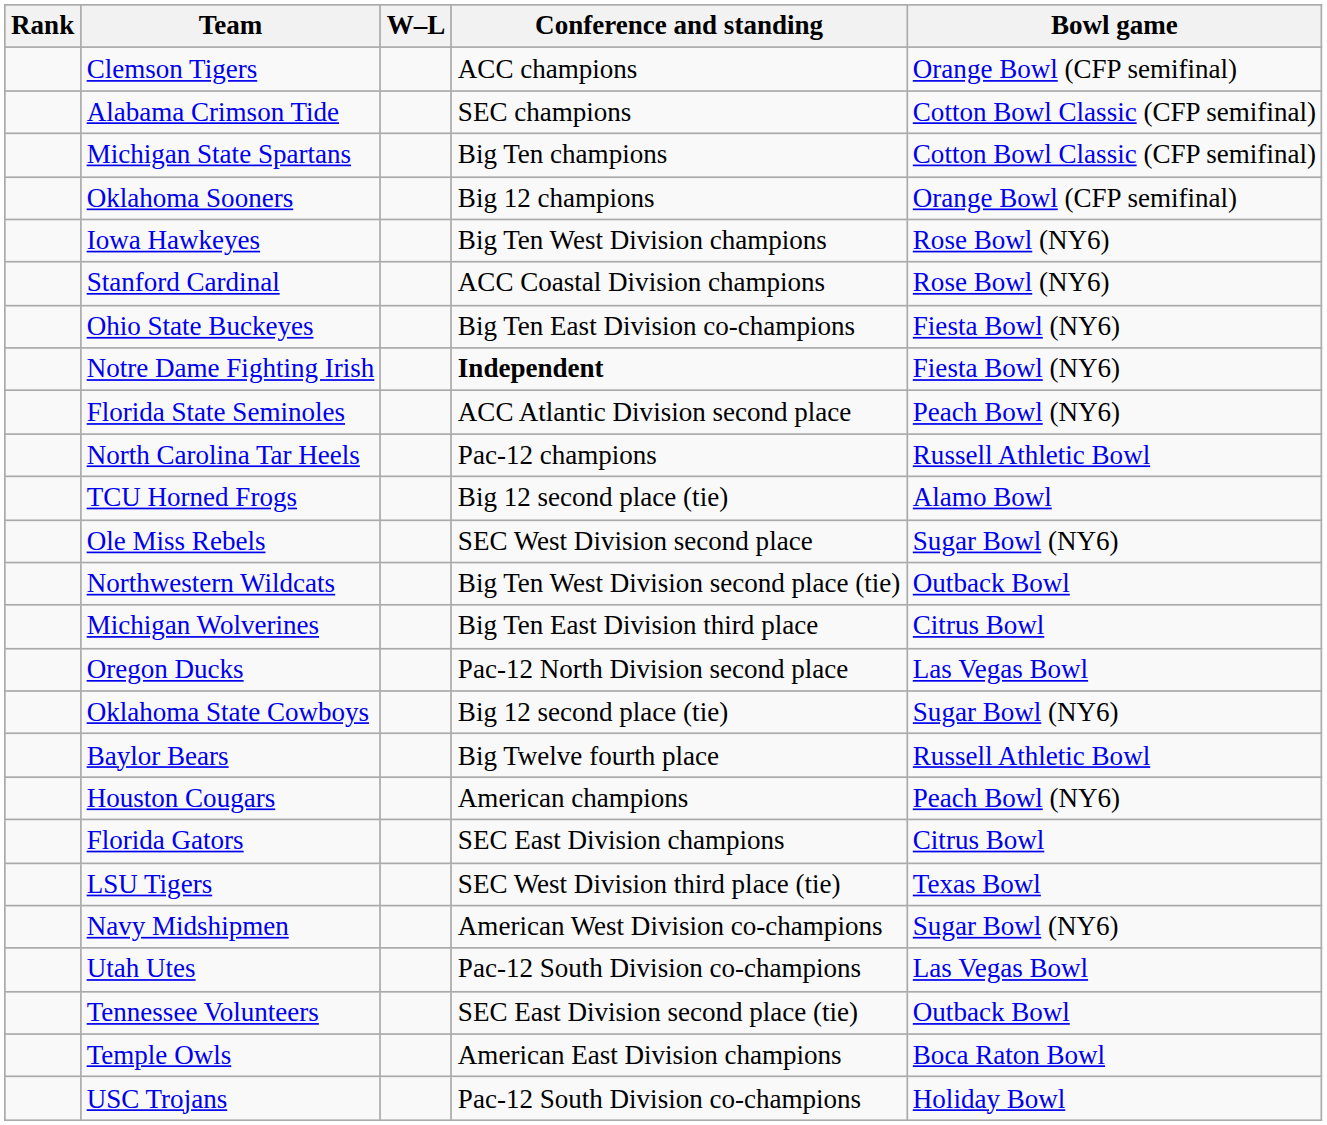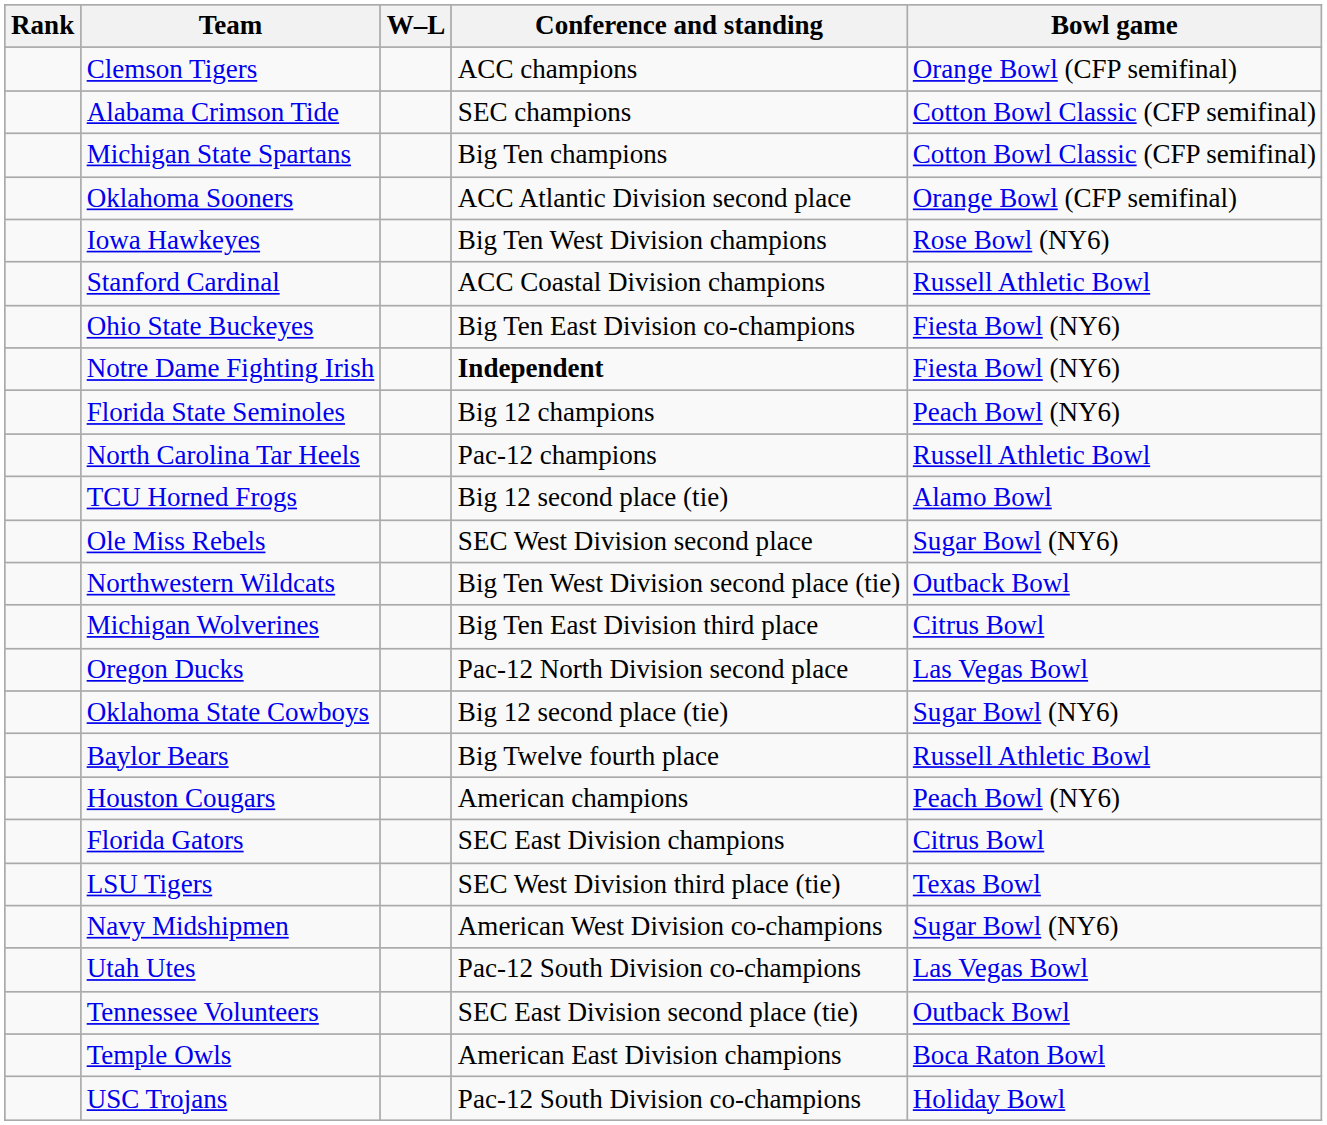(556, 197) Big 12 champions -> (655, 197) ACC Atlantic Division second place
(1011, 283) Rose Bowl (NY6) -> (1032, 283) Russell Athletic Bowl
(655, 411) ACC Atlantic Division second place -> (556, 411) Big 12 champions
